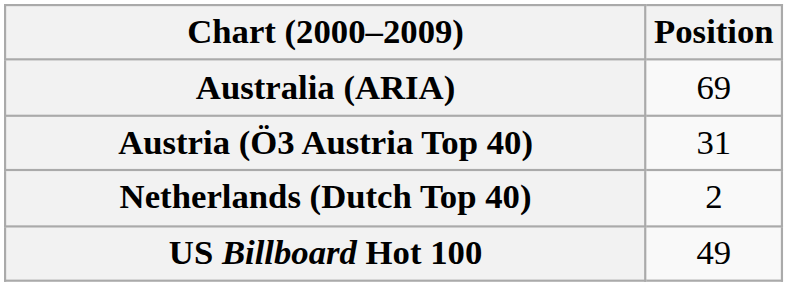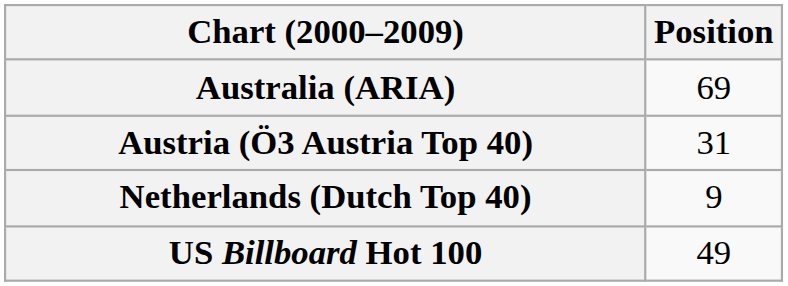(714, 197) 2 -> (714, 197) 9
